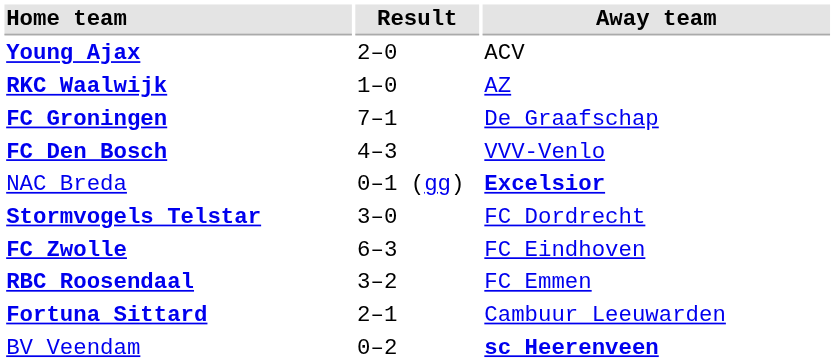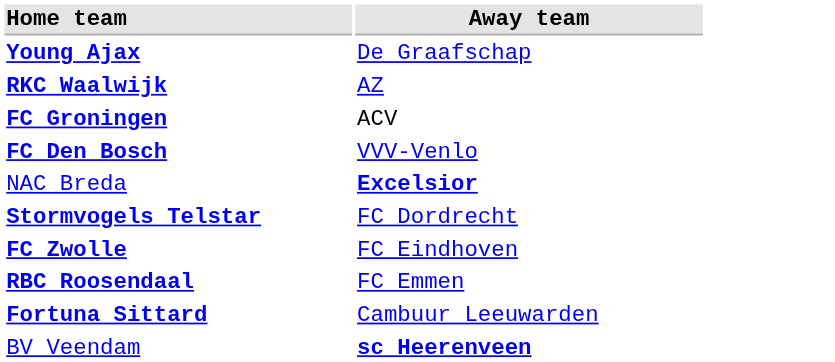- column: (417, 19)
(504, 53) ACV -> (444, 53) De Graafschap
(572, 119) De Graafschap -> (377, 119) ACV
